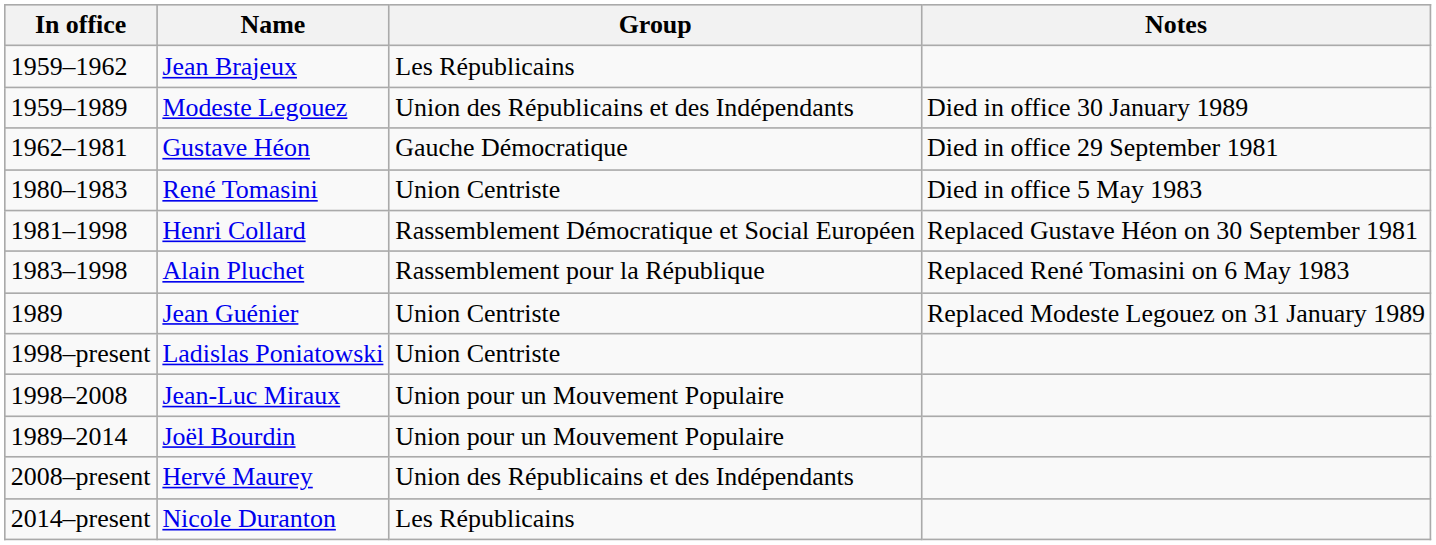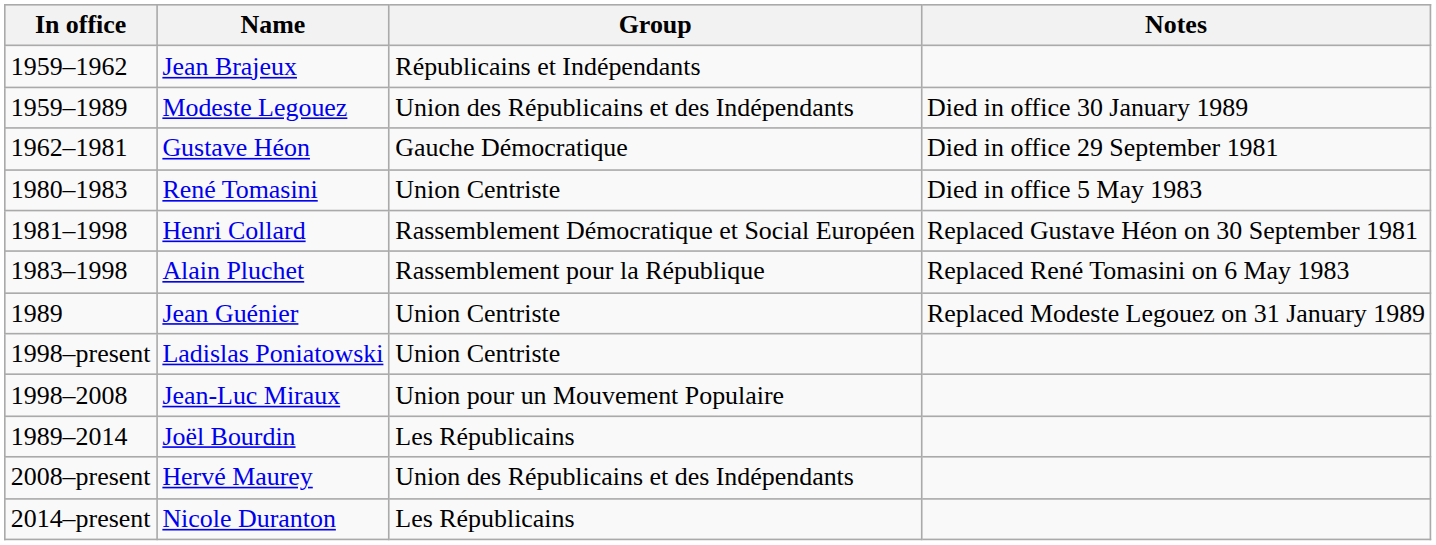(485, 66) Les Républicains -> (548, 66) Républicains et Indépendants
(590, 436) Union pour un Mouvement Populaire -> (485, 436) Les Républicains
